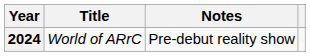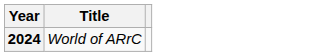- column: (222, 16)
